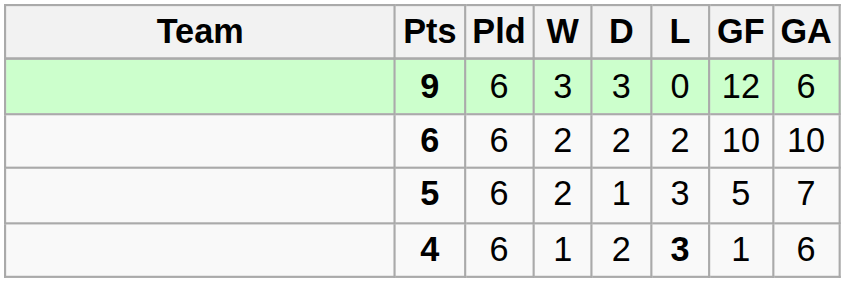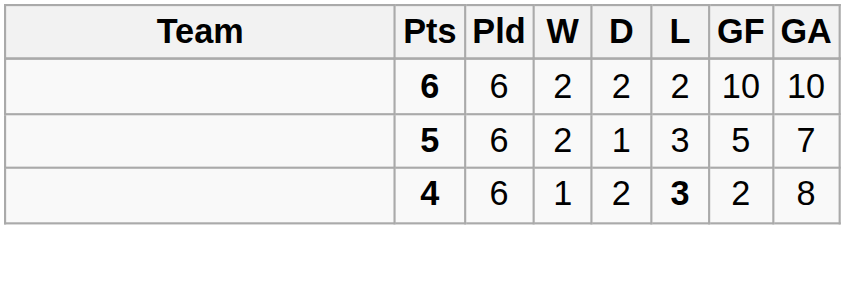- row: (430, 85)
(741, 248) 1 -> (741, 194) 2
(806, 248) 6 -> (806, 194) 8
